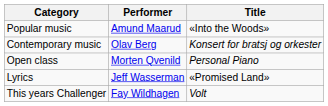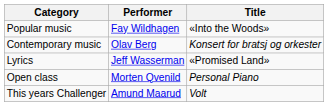(146, 28) Amund Maarud -> (145, 28) Fay Wildhagen
rows swapped: (20, 77) <-> (32, 61)
(145, 93) Fay Wildhagen -> (146, 93) Amund Maarud
